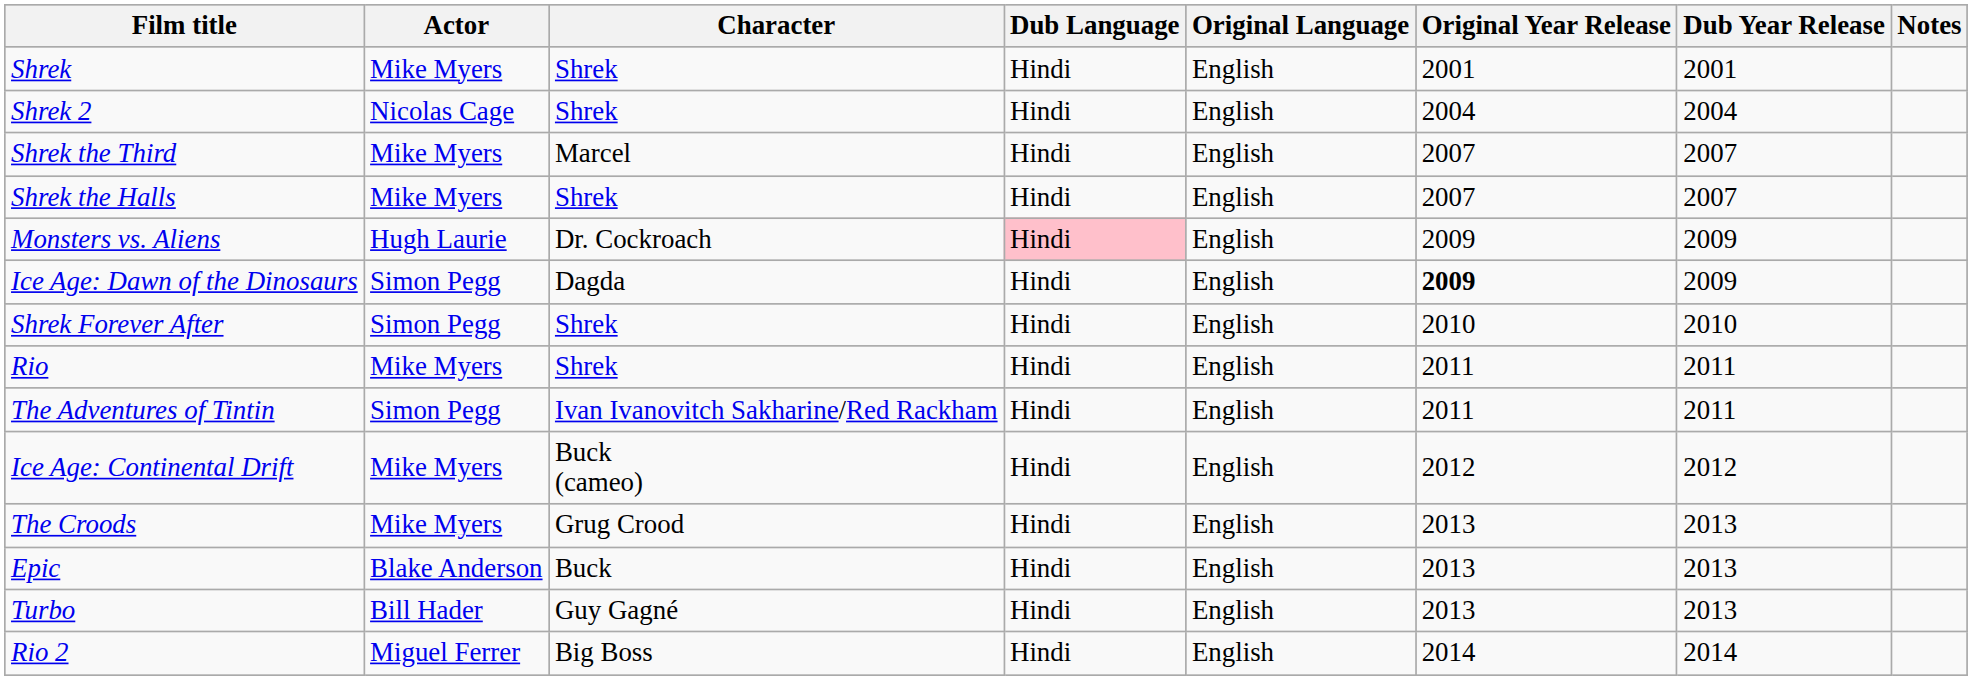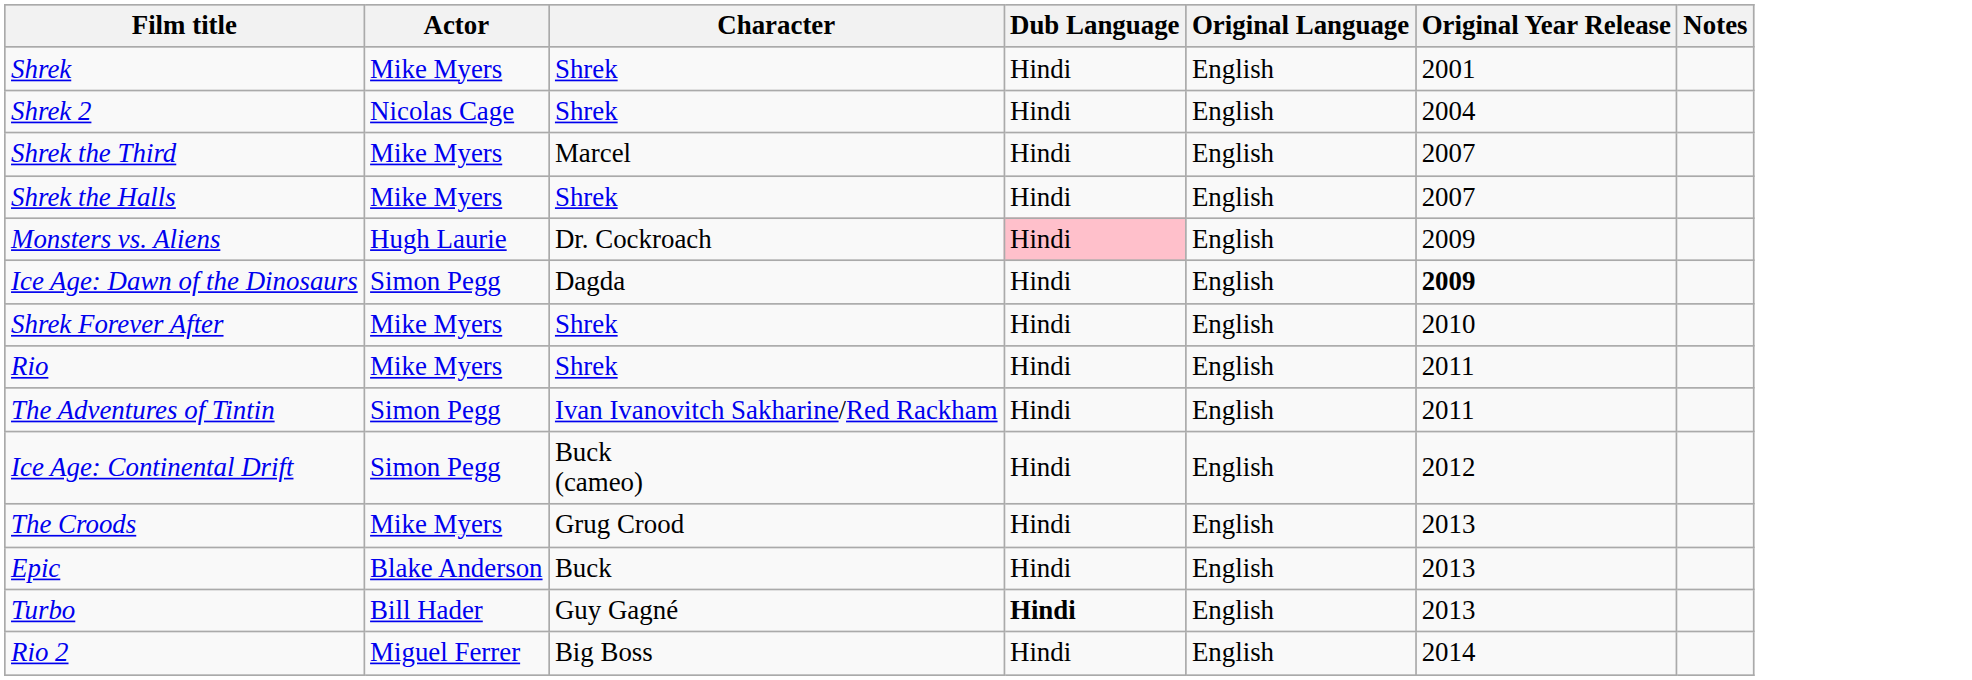- column: (1784, 25)
(435, 324) Simon Pegg -> (436, 324) Mike Myers
(436, 467) Mike Myers -> (435, 467) Simon Pegg
(1041, 610) normal -> (1043, 610) bold
